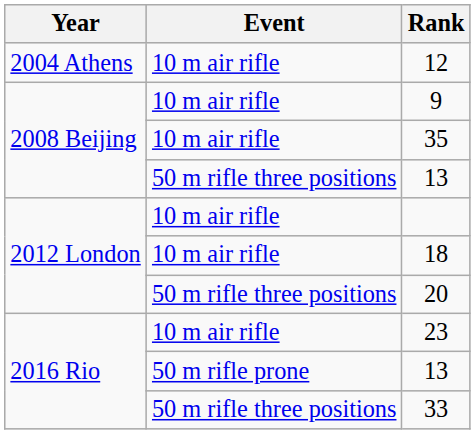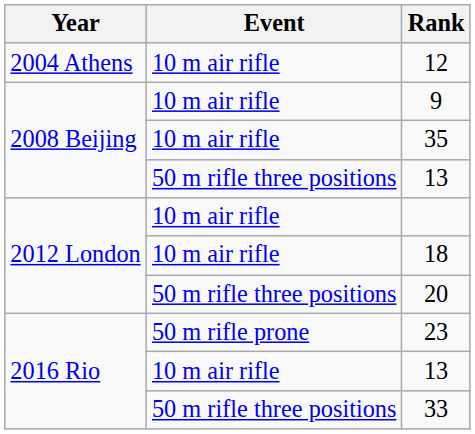(216, 332) 10 m air rifle -> (231, 332) 50 m rifle prone
(231, 370) 50 m rifle prone -> (216, 370) 10 m air rifle
